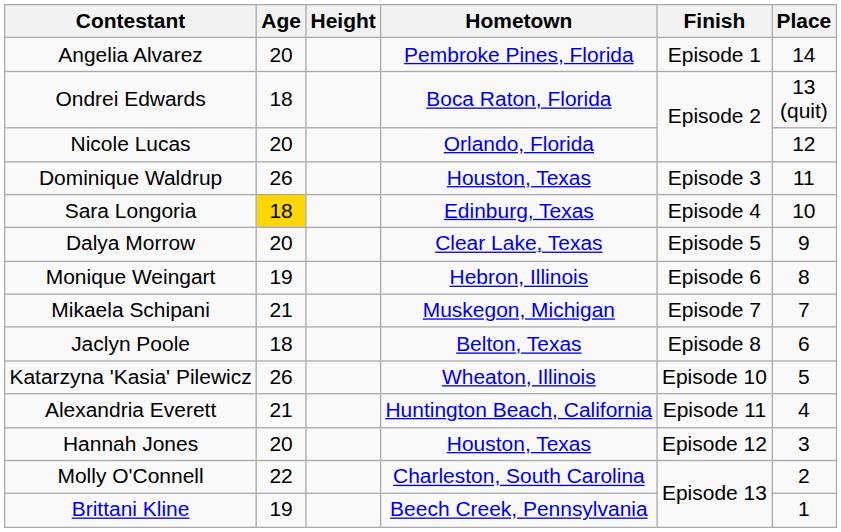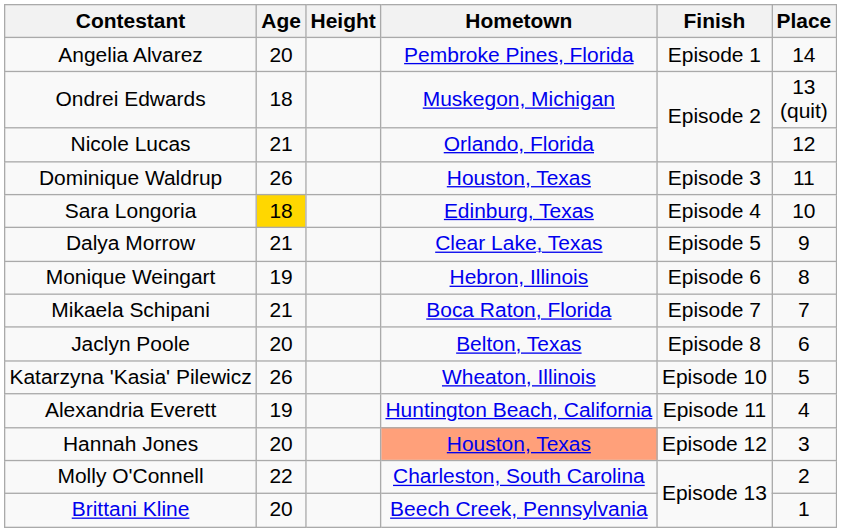(519, 99) Boca Raton, Florida -> (519, 99) Muskegon, Michigan
(281, 144) 20 -> (281, 144) 21
(281, 244) 20 -> (281, 244) 21
(519, 310) Muskegon, Michigan -> (519, 310) Boca Raton, Florida
(281, 343) 18 -> (281, 343) 20
(281, 410) 21 -> (281, 410) 19
(519, 443) no background -> (519, 443) lightsalmon background
(281, 510) 19 -> (281, 510) 20
